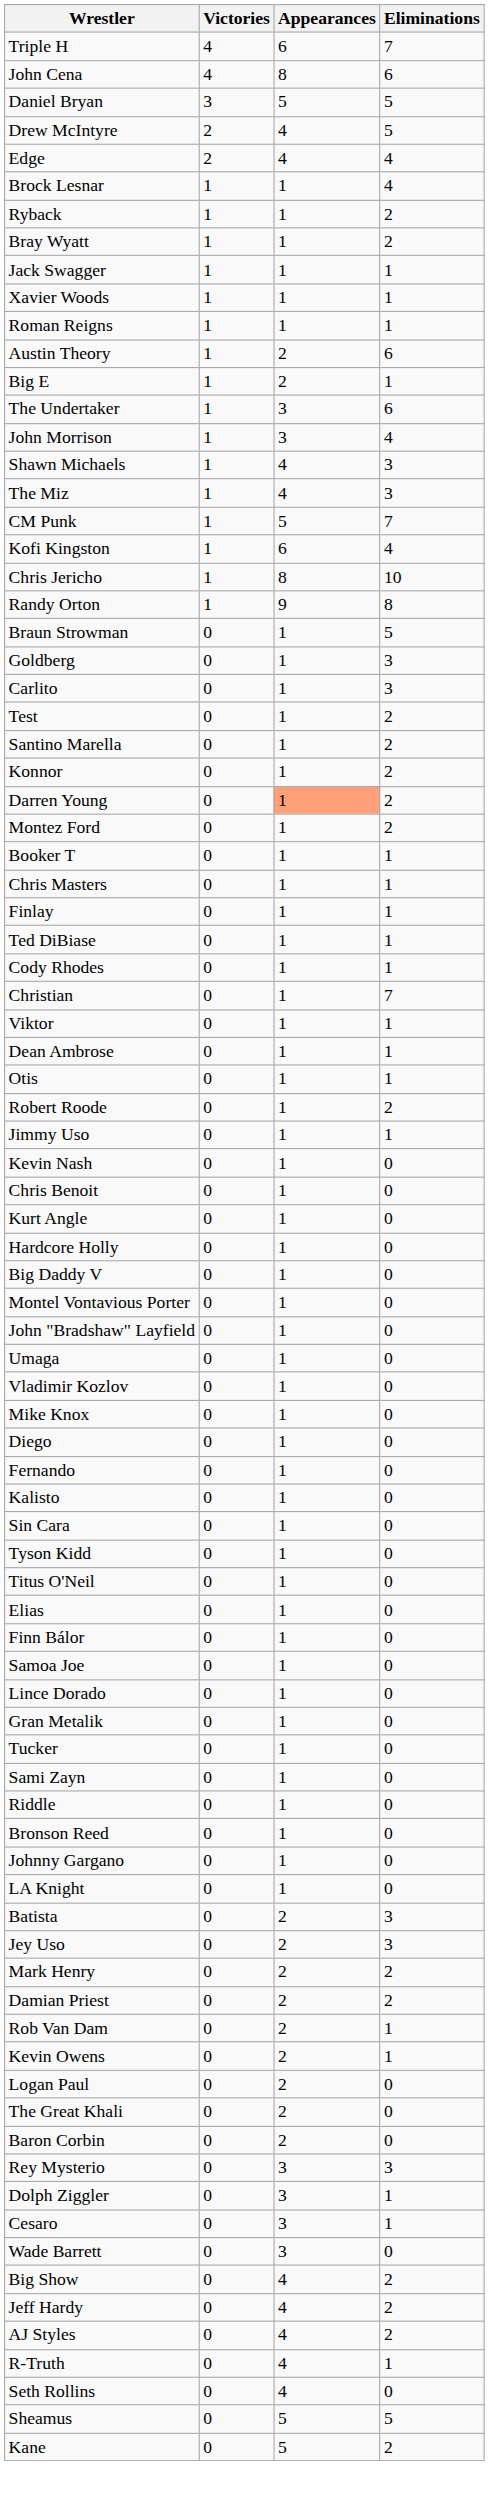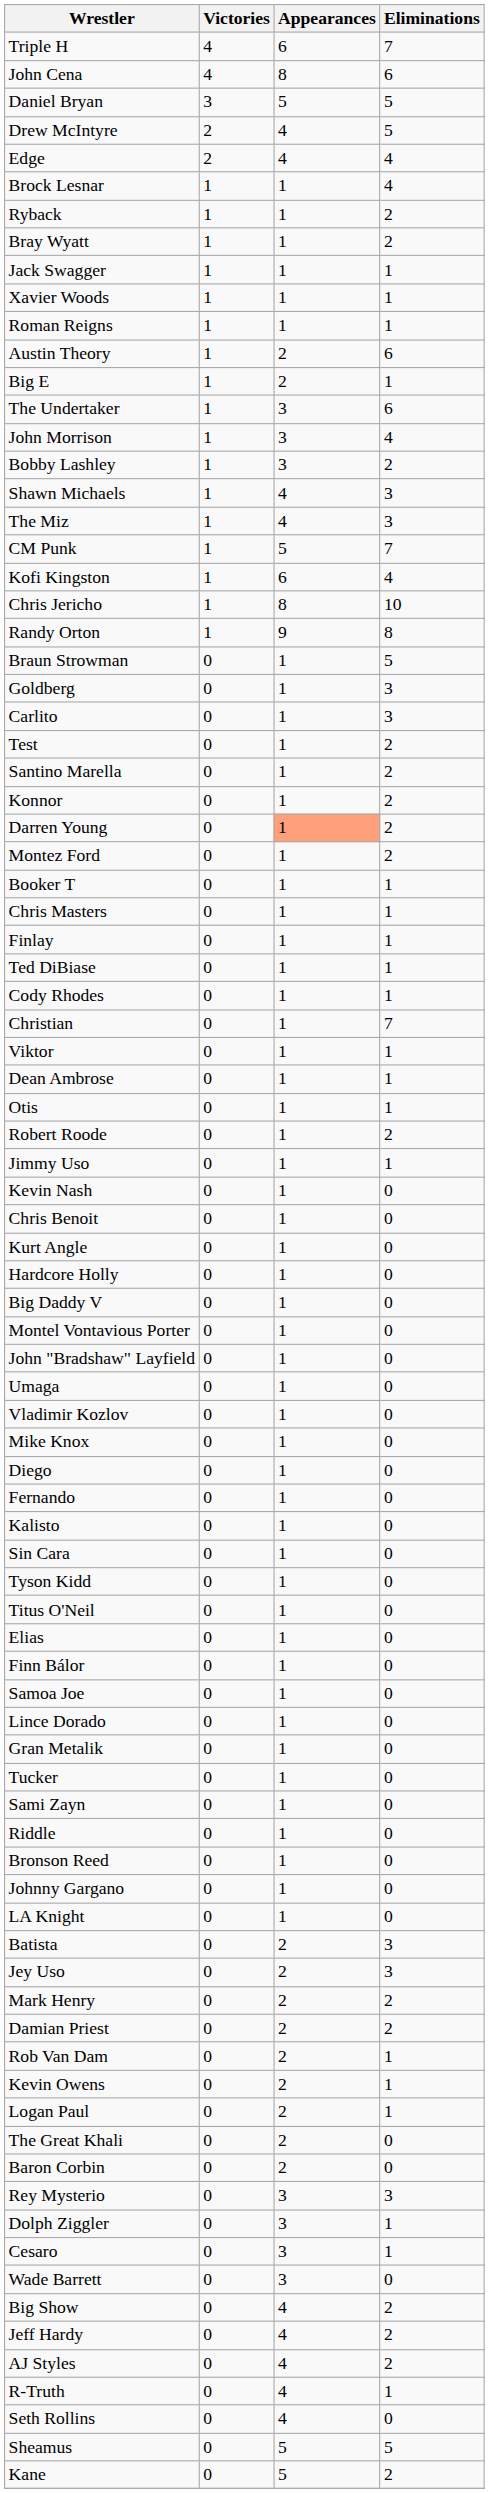+ row: (62, 465)
(388, 2083) 0 -> (388, 2111) 1
